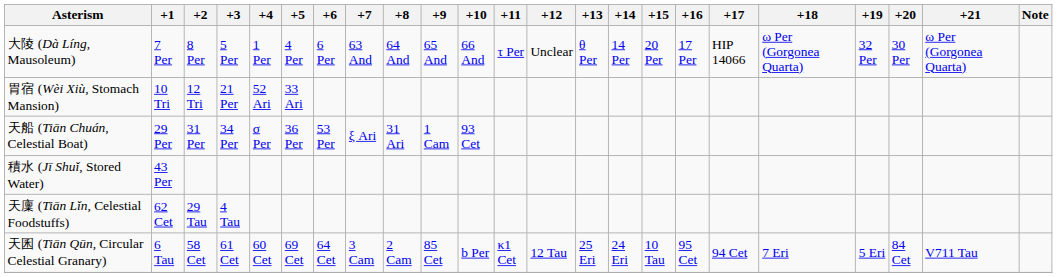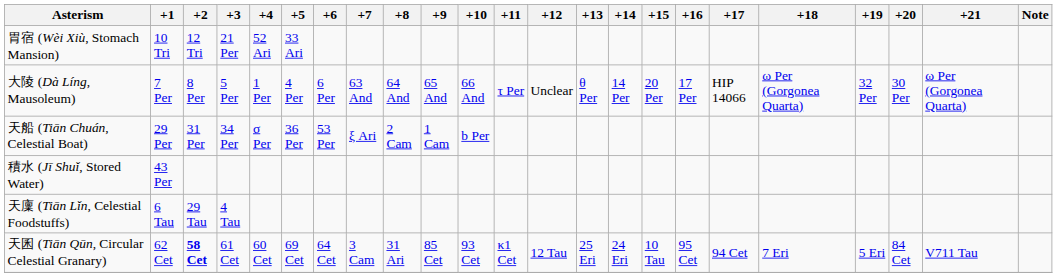rows swapped: (73, 97) <-> (49, 52)
(395, 135) 31 Ari -> (399, 135) 2 Cam
(471, 135) 93 Cet -> (475, 135) b Per
(163, 213) 62 Cet -> (164, 213) 6 Tau
(164, 252) 6 Tau -> (163, 252) 62 Cet
(196, 252) normal -> (197, 252) bold
(399, 252) 2 Cam -> (395, 252) 31 Ari
(475, 252) b Per -> (471, 252) 93 Cet
